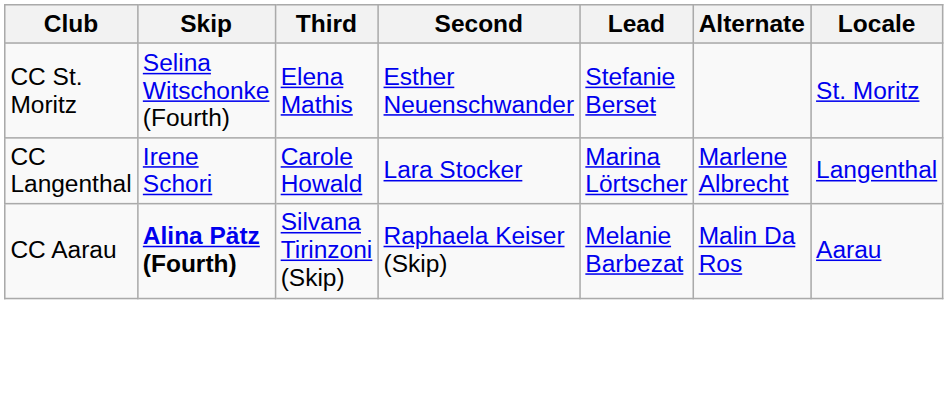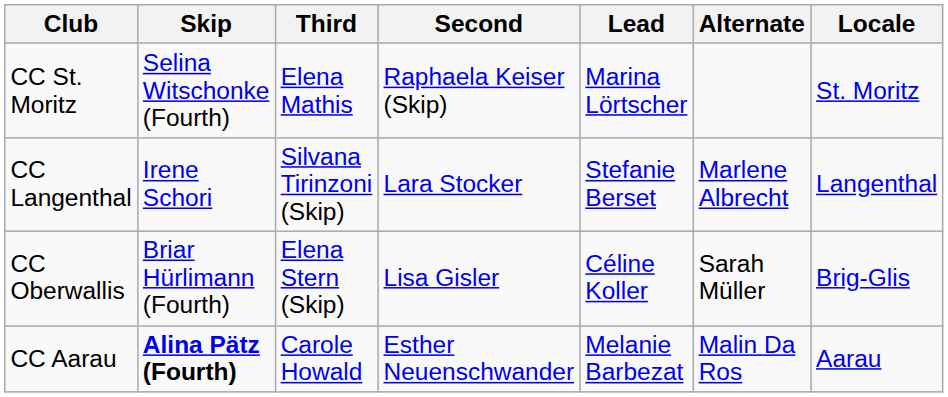(479, 90) Esther Neuenschwander -> (474, 90) Raphaela Keiser (Skip)
(630, 90) Stefanie Berset -> (636, 90) Marina Lörtscher
(321, 170) Carole Howald -> (326, 184) Silvana Tirinzoni (Skip)
(636, 170) Marina Lörtscher -> (630, 184) Stefanie Berset
+ row: (68, 278)
(326, 250) Silvana Tirinzoni (Skip) -> (321, 358) Carole Howald
(474, 250) Raphaela Keiser (Skip) -> (479, 358) Esther Neuenschwander
